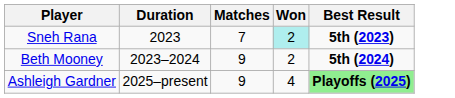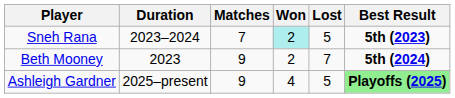+ column: (327, 15)
(165, 37) 2023 -> (165, 37) 2023–2024
(165, 59) 2023–2024 -> (165, 59) 2023
